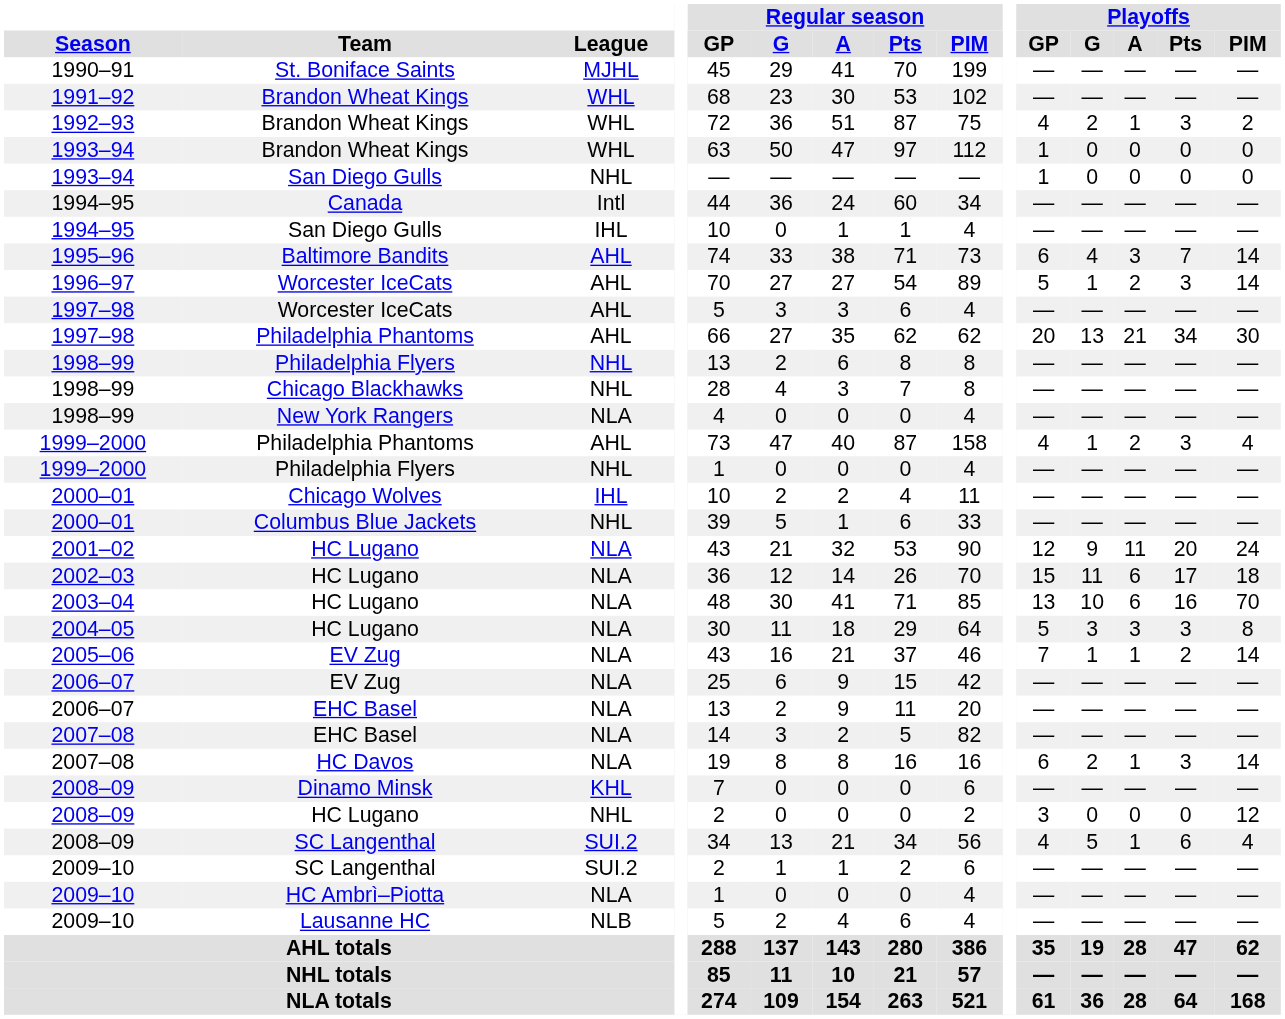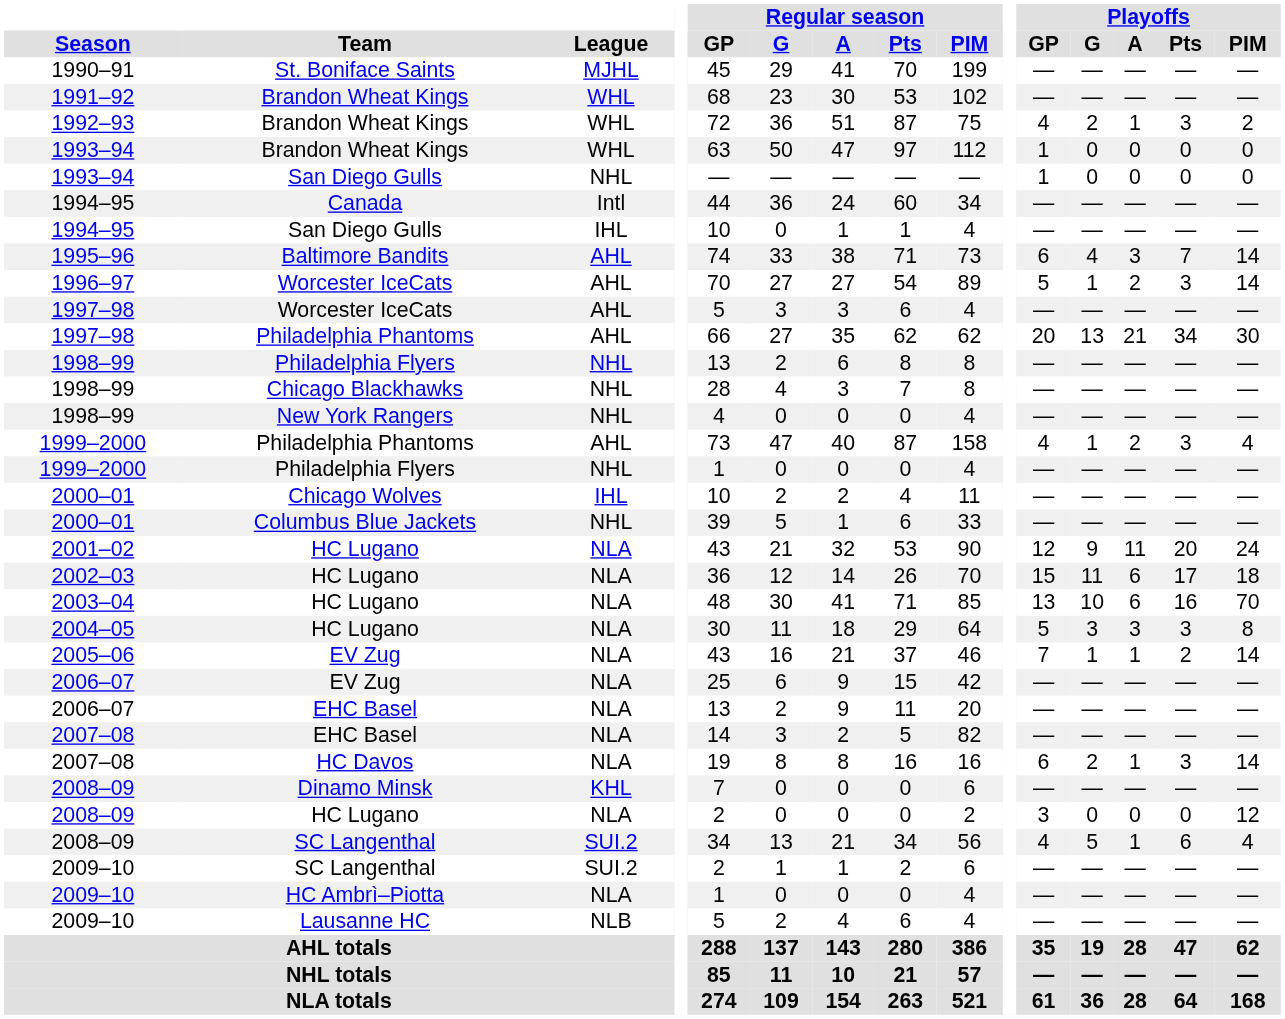(611, 416) NLA -> (611, 416) NHL
(611, 815) NHL -> (611, 815) NLA
